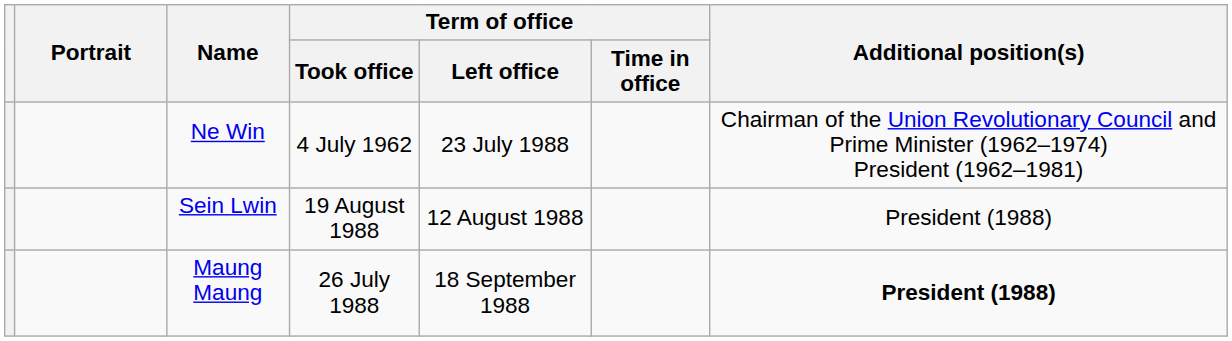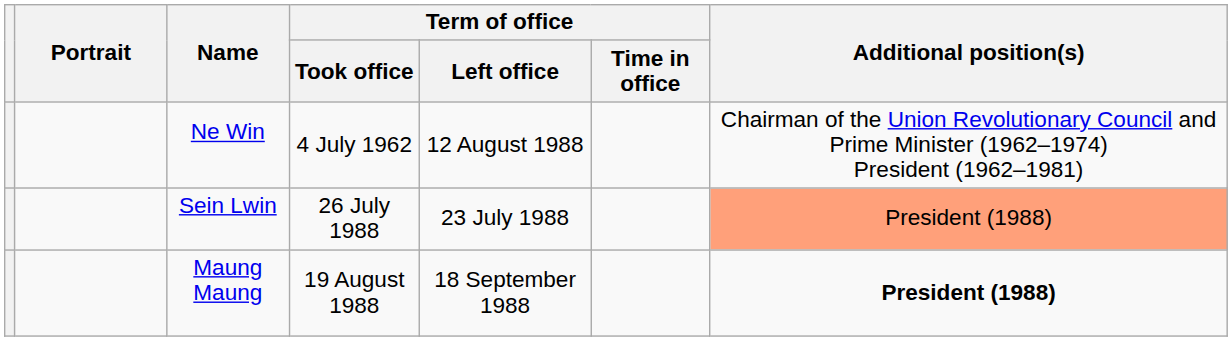(505, 144) 23 July 1988 -> (505, 144) 12 August 1988
(354, 218) 19 August 1988 -> (354, 218) 26 July 1988
(505, 218) 12 August 1988 -> (505, 218) 23 July 1988
(969, 218) no background -> (969, 218) lightsalmon background
(354, 292) 26 July 1988 -> (354, 292) 19 August 1988
